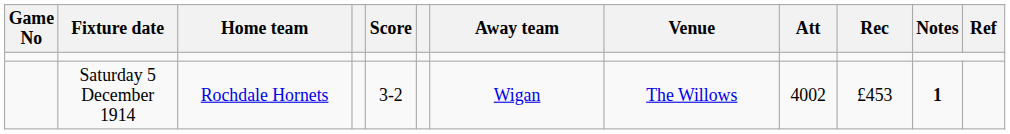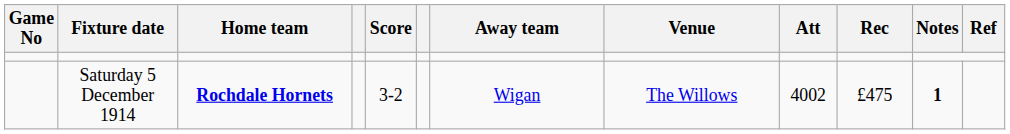(265, 94) normal -> (265, 94) bold
(875, 94) £453 -> (875, 94) £475
